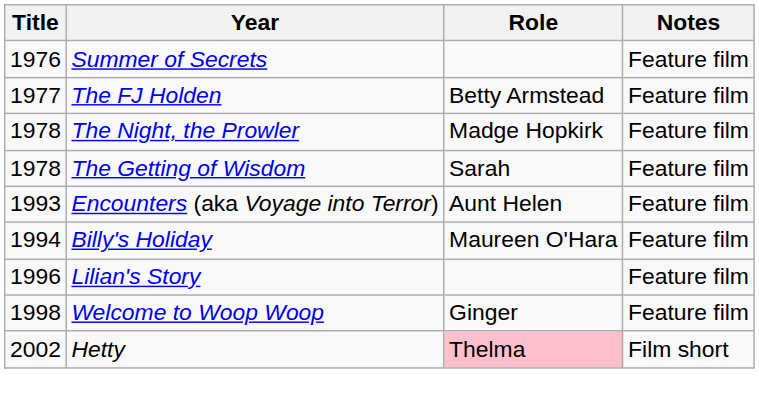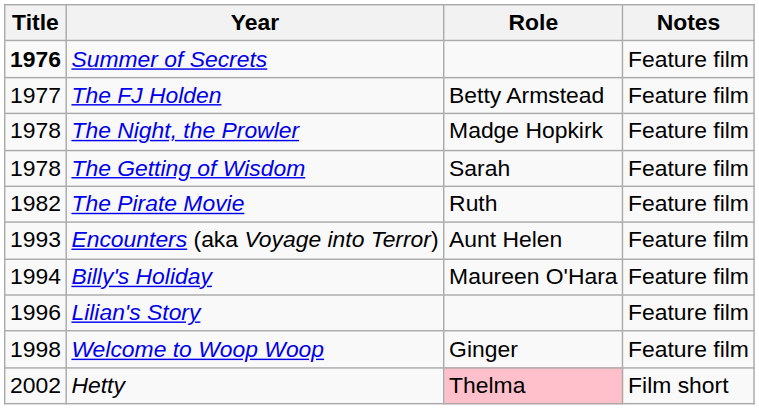(35, 58) normal -> (35, 58) bold
+ row: (158, 204)
